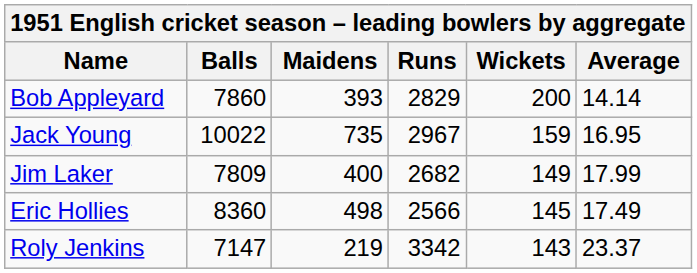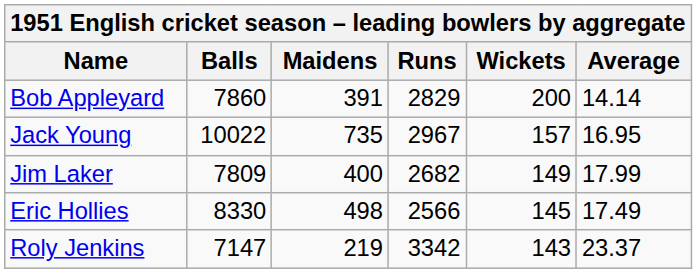(363, 98) 393 -> (363, 98) 391
(551, 135) 159 -> (551, 135) 157
(240, 211) 8360 -> (240, 211) 8330
